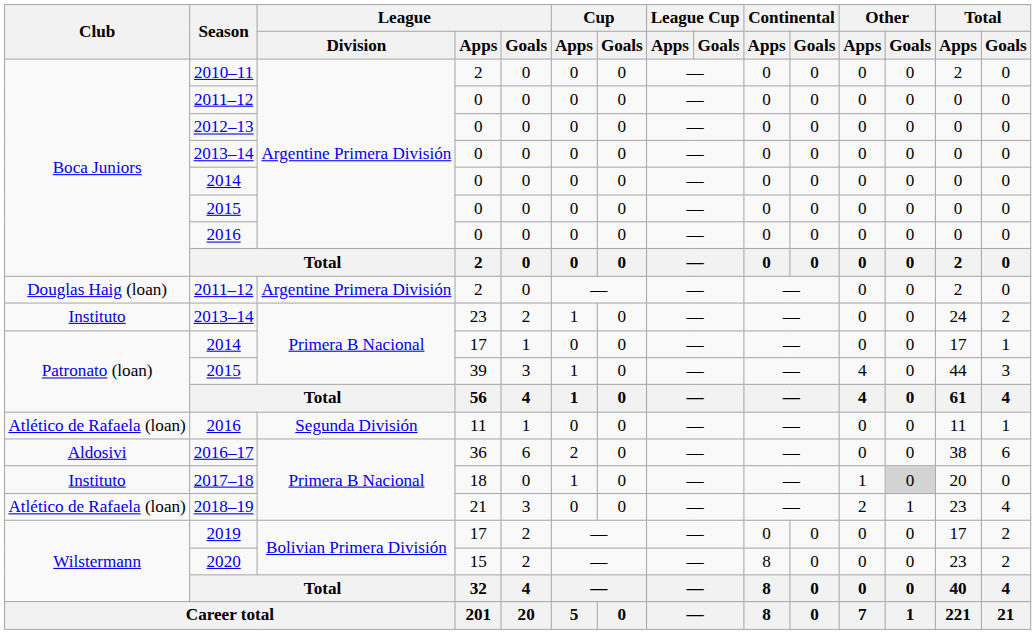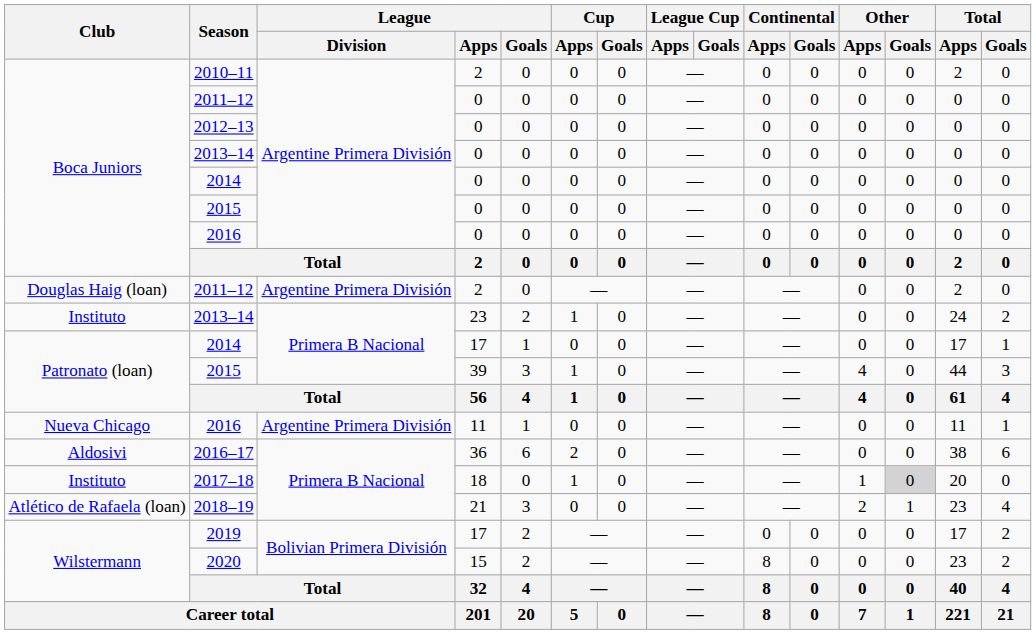(97, 425) Atlético de Rafaela (loan) -> (97, 425) Nueva Chicago
(356, 425) Segunda División -> (356, 425) Argentine Primera División
